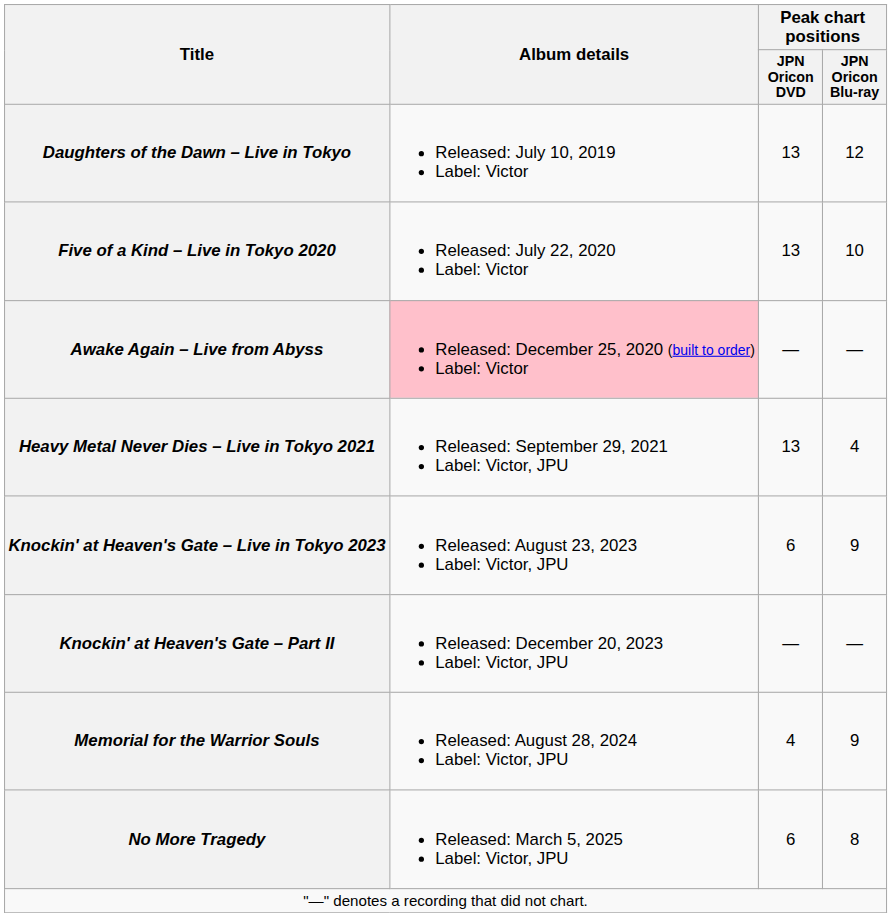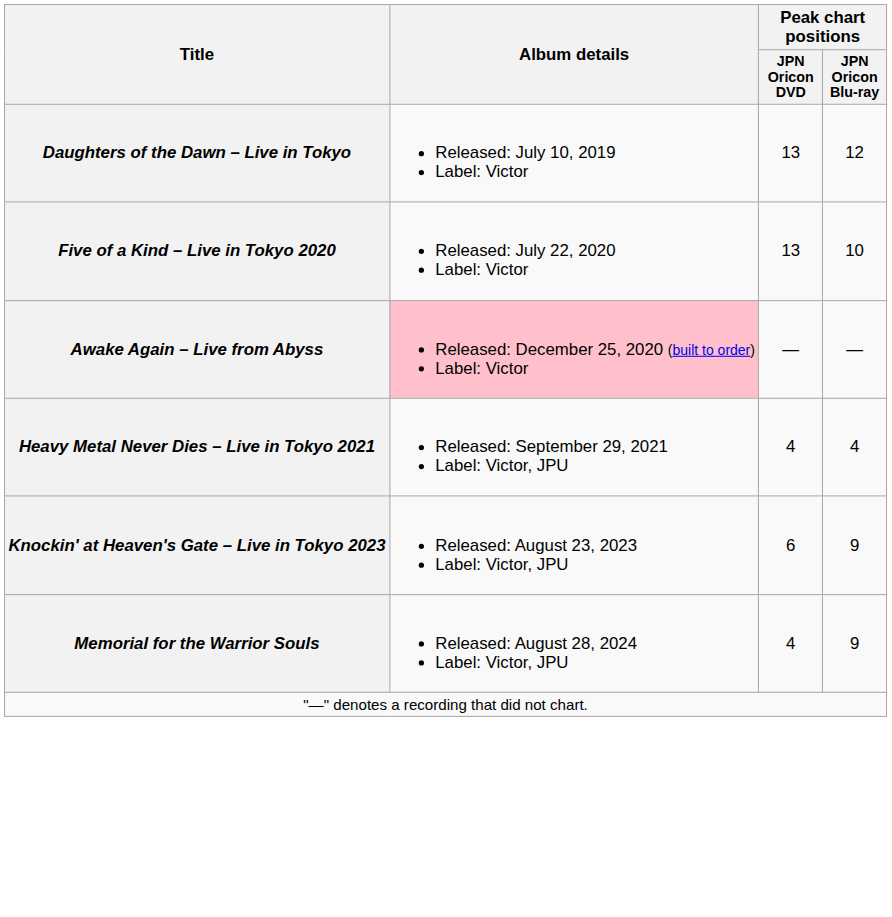(791, 447) 13 -> (791, 447) 4
- row: (197, 643)
- row: (197, 839)
